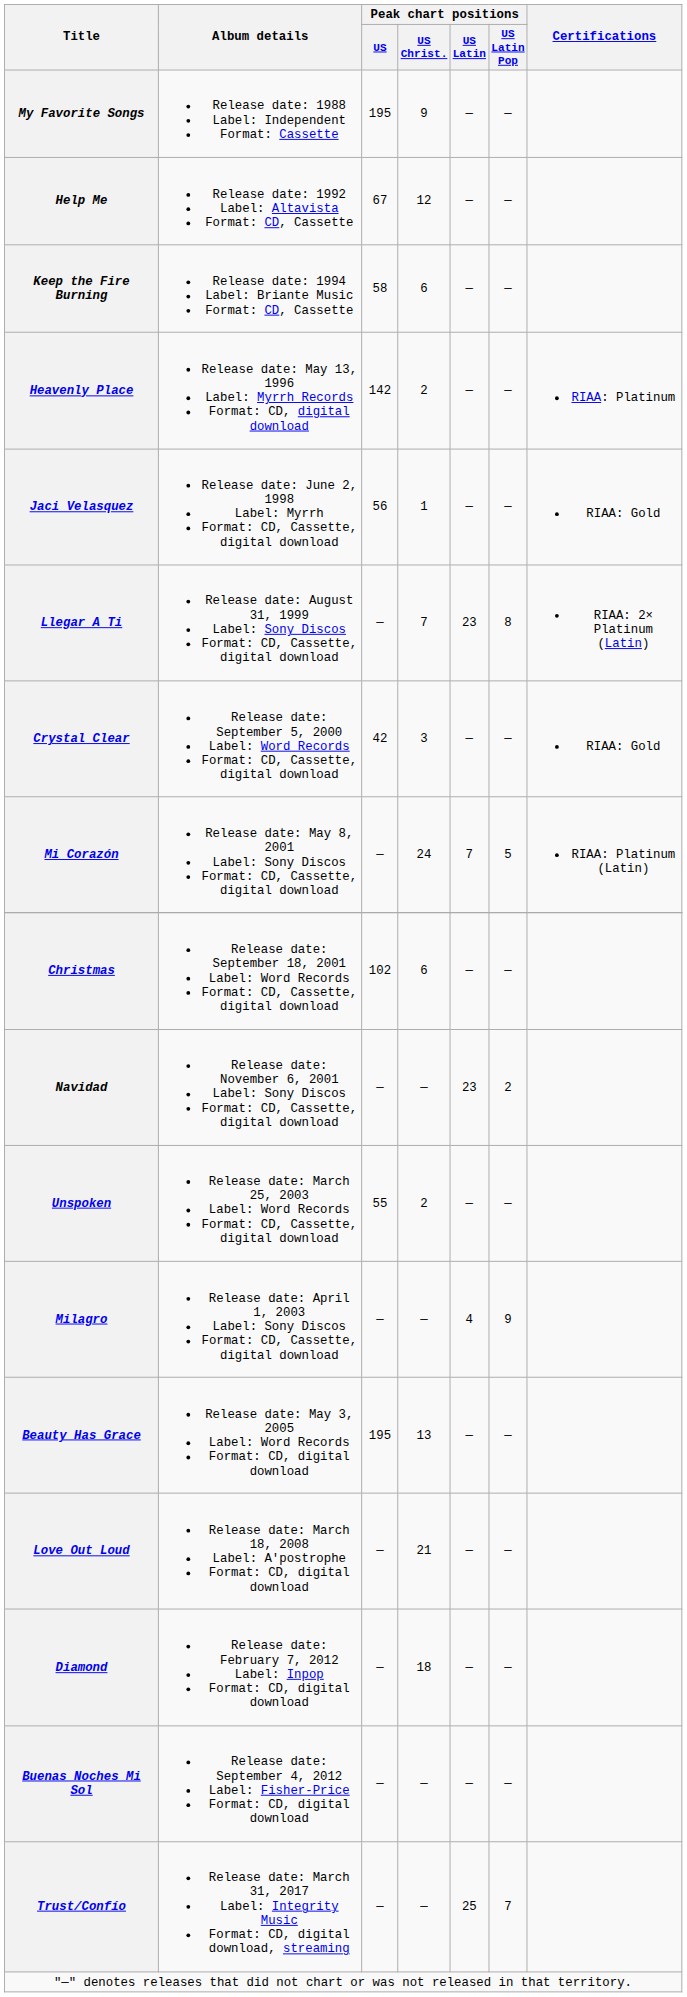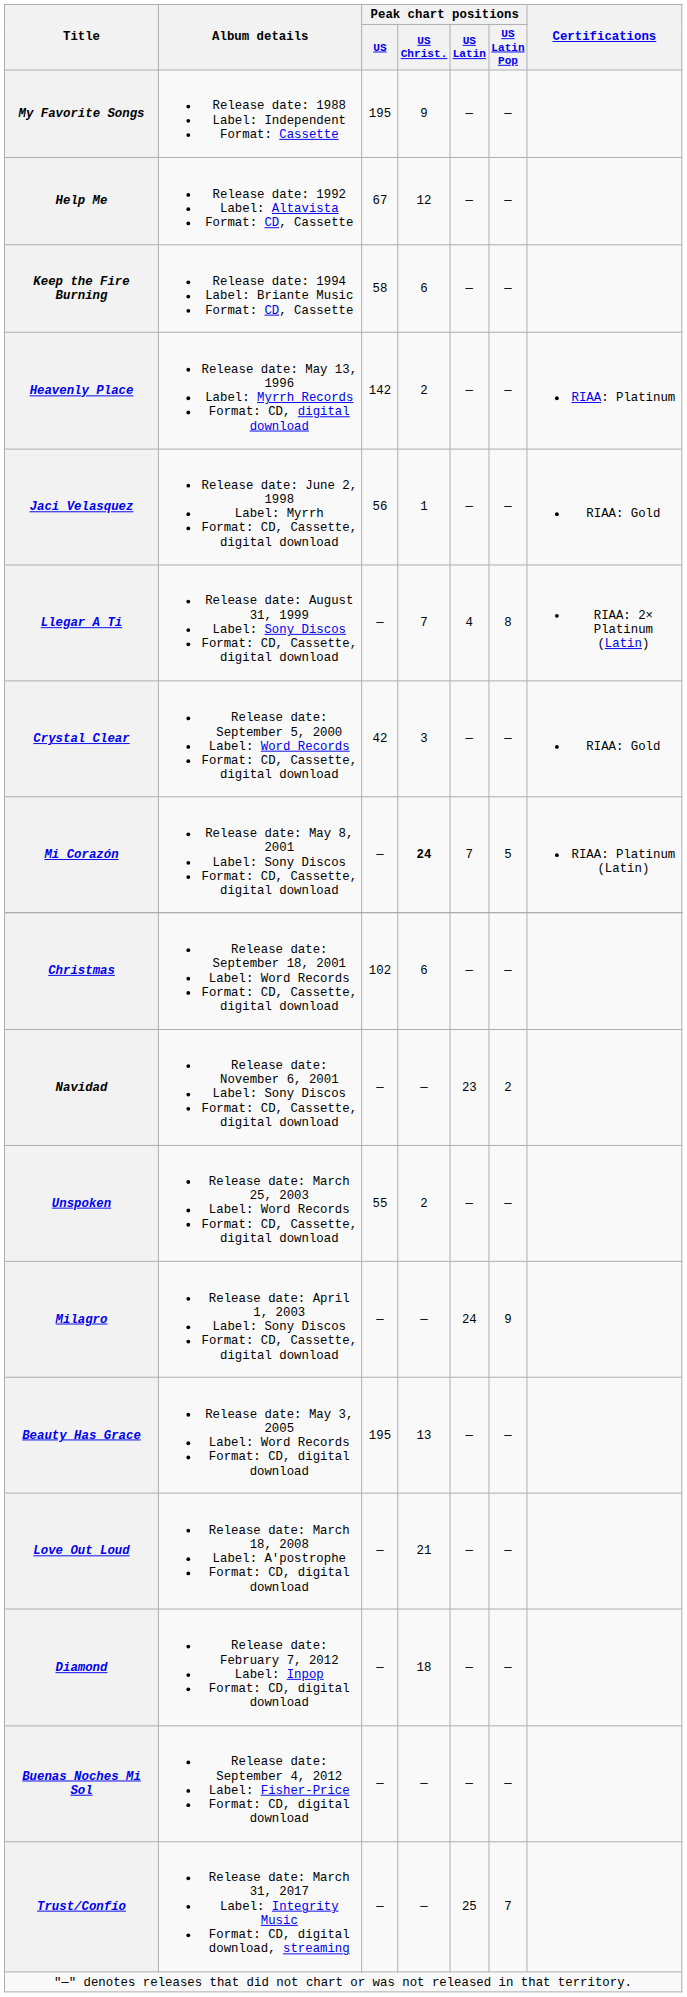(469, 623) 23 -> (469, 623) 4
(424, 855) normal -> (424, 855) bold
(469, 1319) 4 -> (469, 1319) 24
